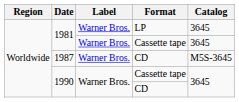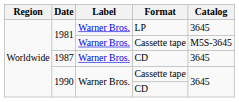(200, 43) 3645 -> (211, 43) M5S-3645
(211, 58) M5S-3645 -> (200, 58) 3645
